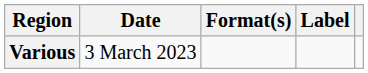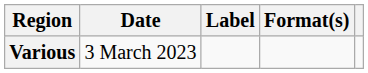columns swapped: (249, 20) <-> (325, 20)
